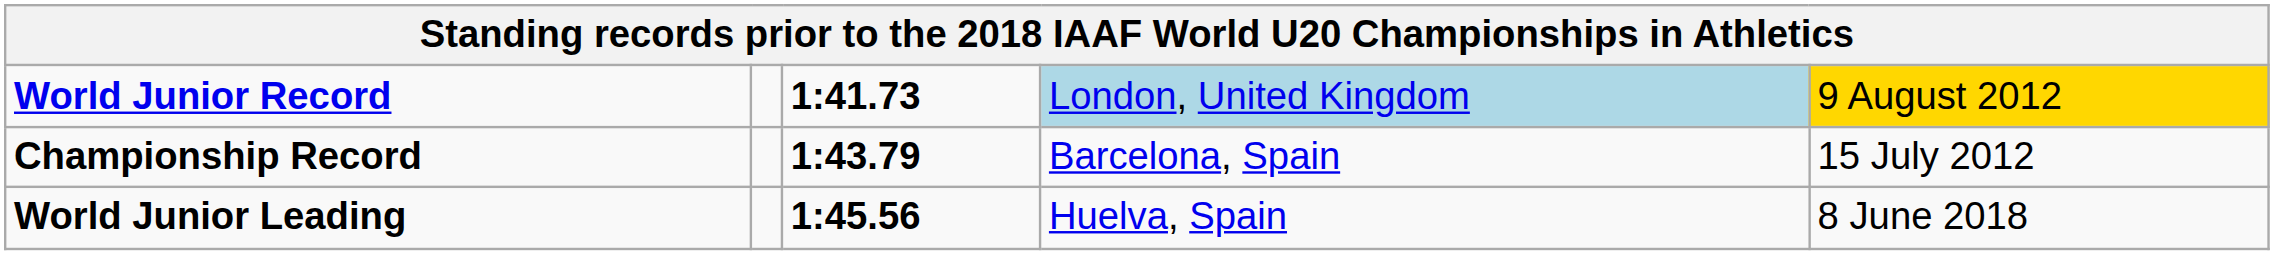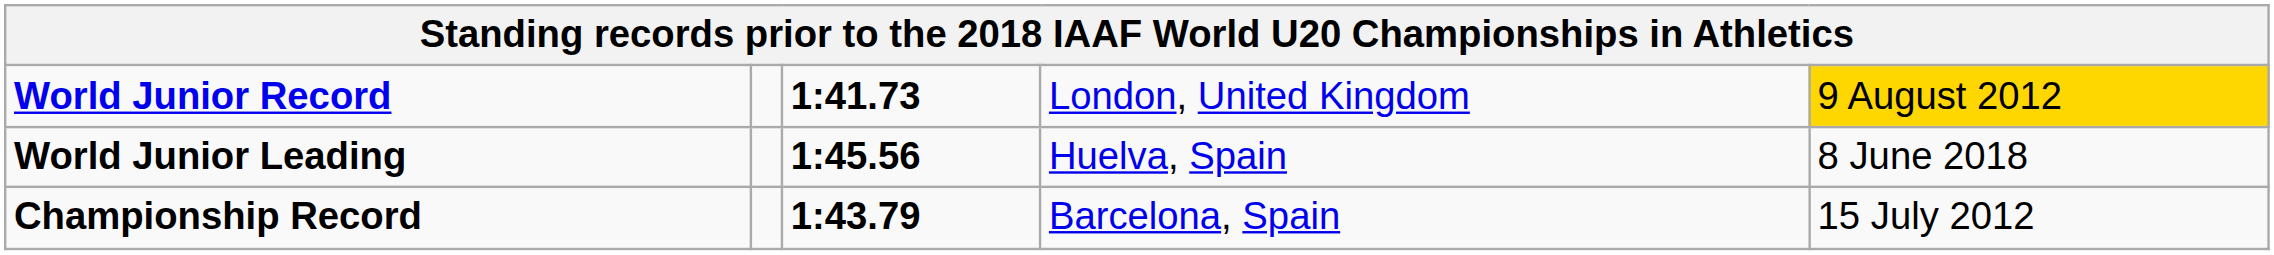(1259, 95) lightblue background -> (1259, 95) no background
rows swapped: (218, 156) <-> (210, 216)
